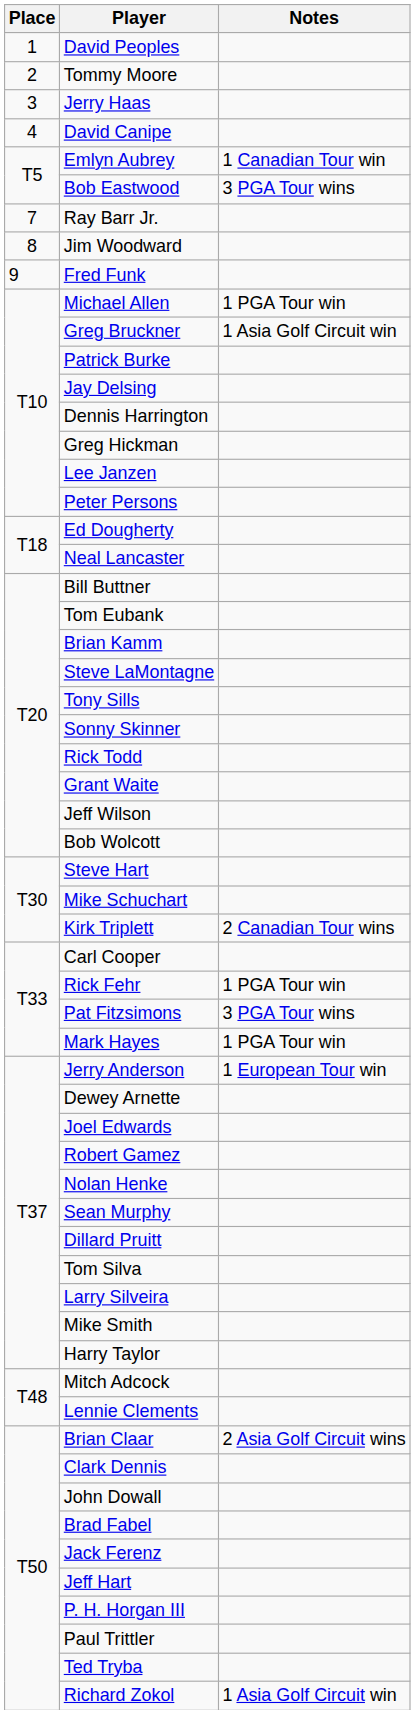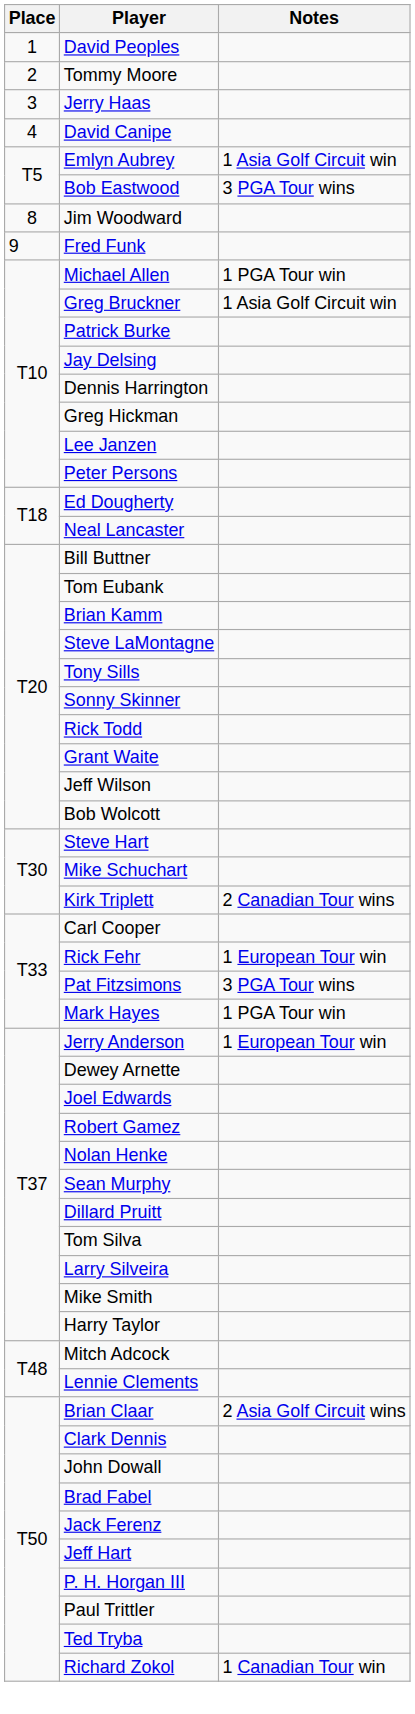(304, 160) 1 Canadian Tour win -> (310, 160) 1 Asia Golf Circuit win
- row: (111, 217)
(284, 984) 1 PGA Tour win -> (305, 956) 1 European Tour win
(310, 1695) 1 Asia Golf Circuit win -> (304, 1667) 1 Canadian Tour win
